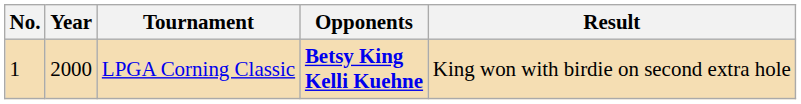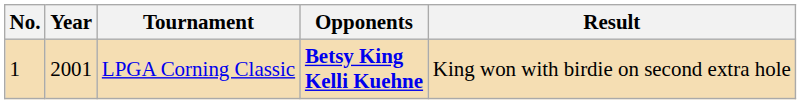(71, 68) 2000 -> (71, 68) 2001
